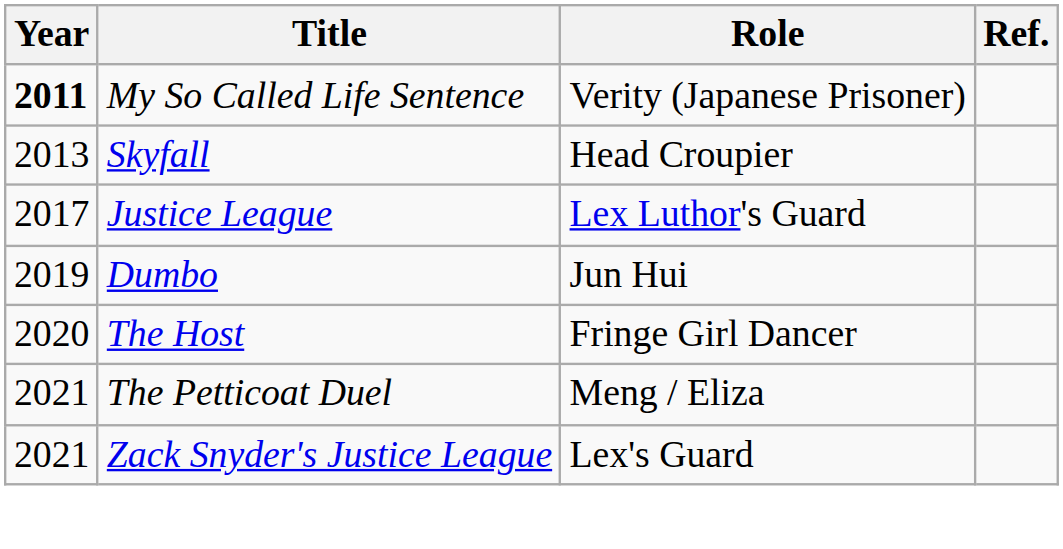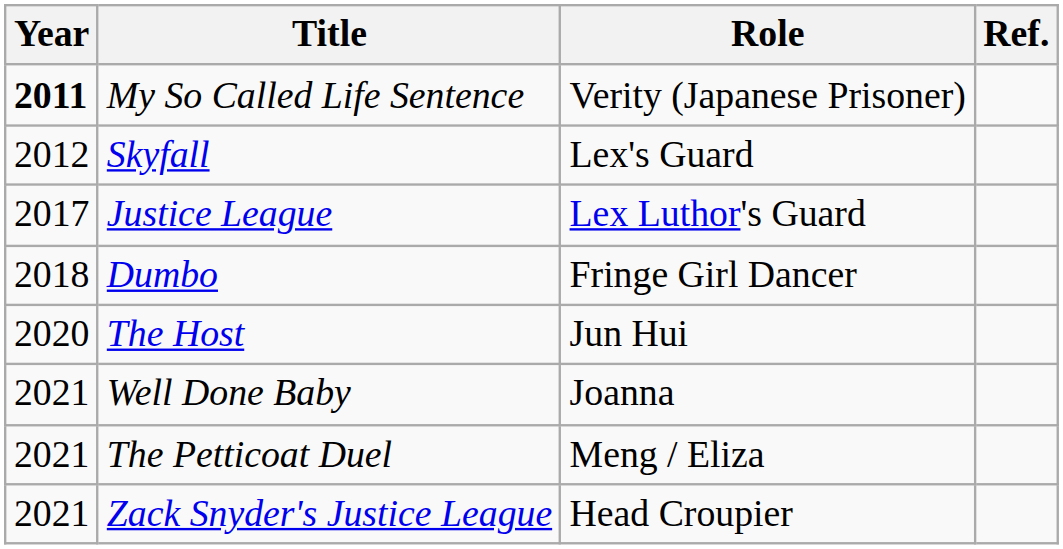(52, 154) 2013 -> (52, 154) 2012
(681, 154) Head Croupier -> (662, 154) Lex's Guard
(52, 273) 2019 -> (52, 273) 2018
(629, 273) Jun Hui -> (713, 273) Fringe Girl Dancer
(713, 333) Fringe Girl Dancer -> (629, 333) Jun Hui
+ row: (229, 393)
(662, 453) Lex's Guard -> (681, 513) Head Croupier
